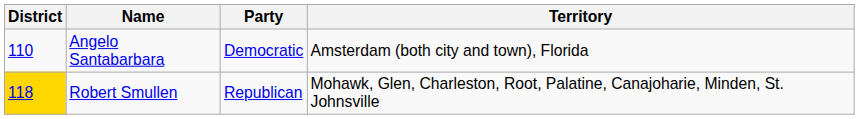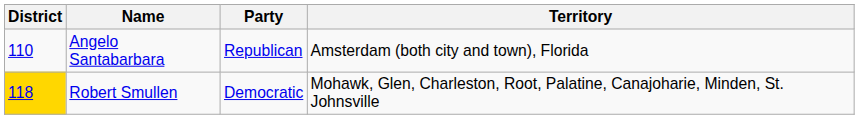(264, 50) Democratic -> (263, 50) Republican
(263, 93) Republican -> (264, 93) Democratic
